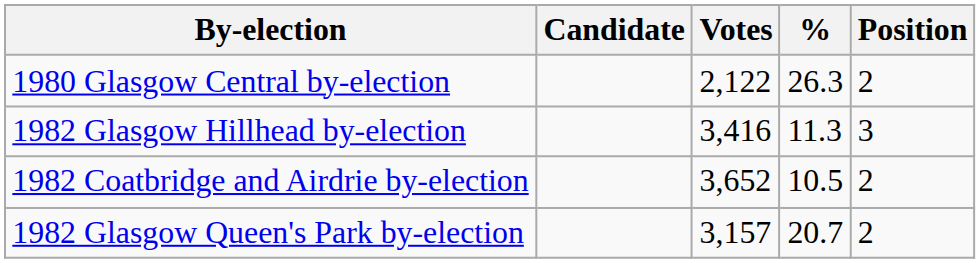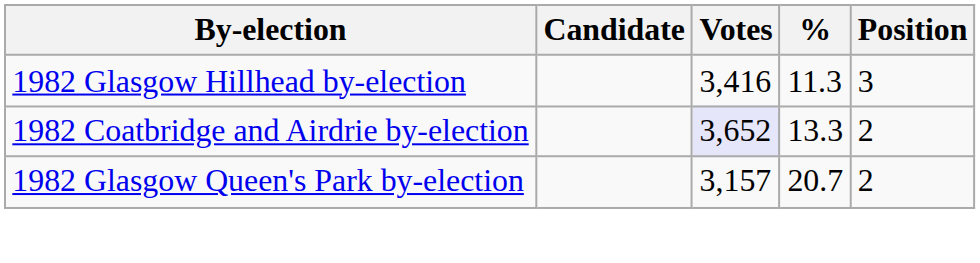- row: (231, 80)
(735, 181) no background -> (735, 130) lavender background
(815, 181) 10.5 -> (815, 130) 13.3
